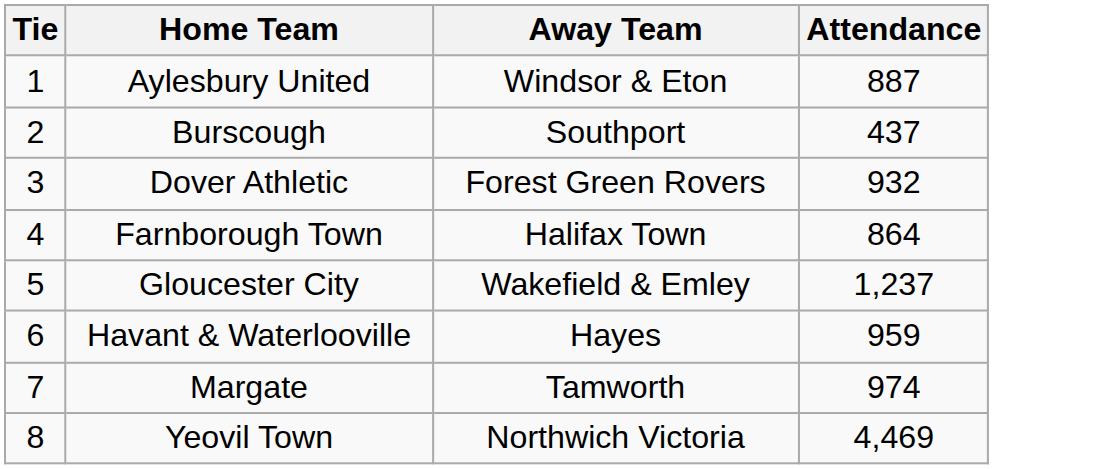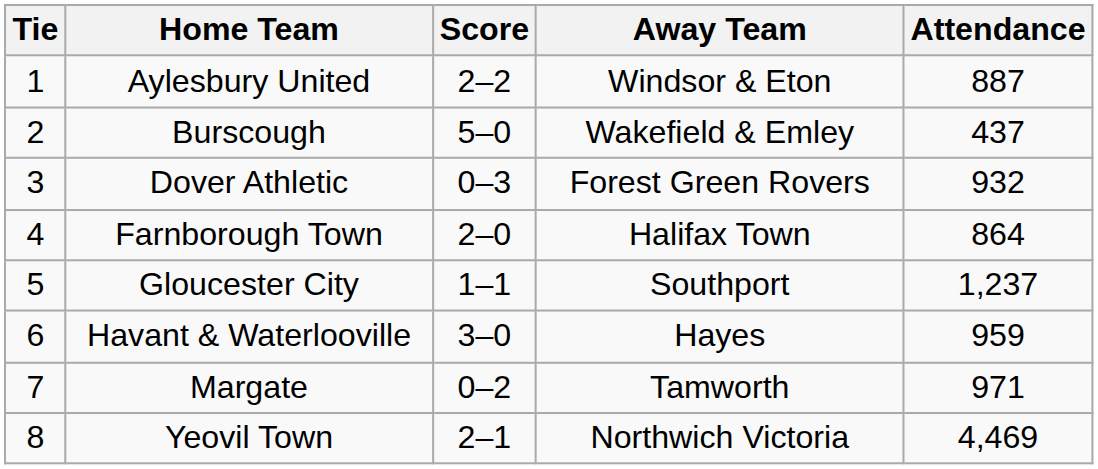+ column: (484, 30)
(616, 132) Southport -> (720, 132) Wakefield & Emley
(616, 285) Wakefield & Emley -> (720, 285) Southport
(894, 387) 974 -> (998, 387) 971
